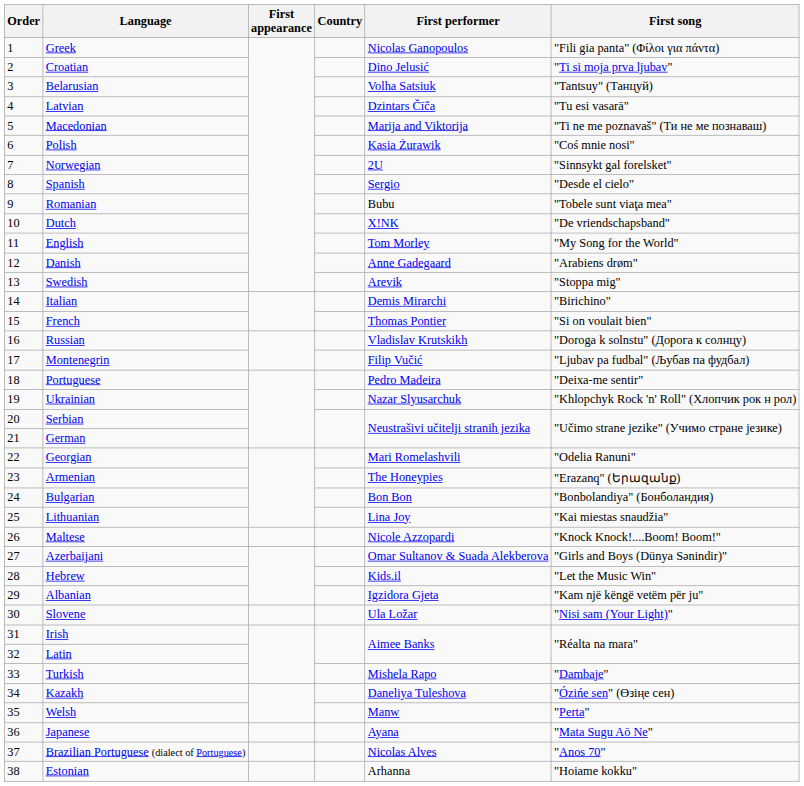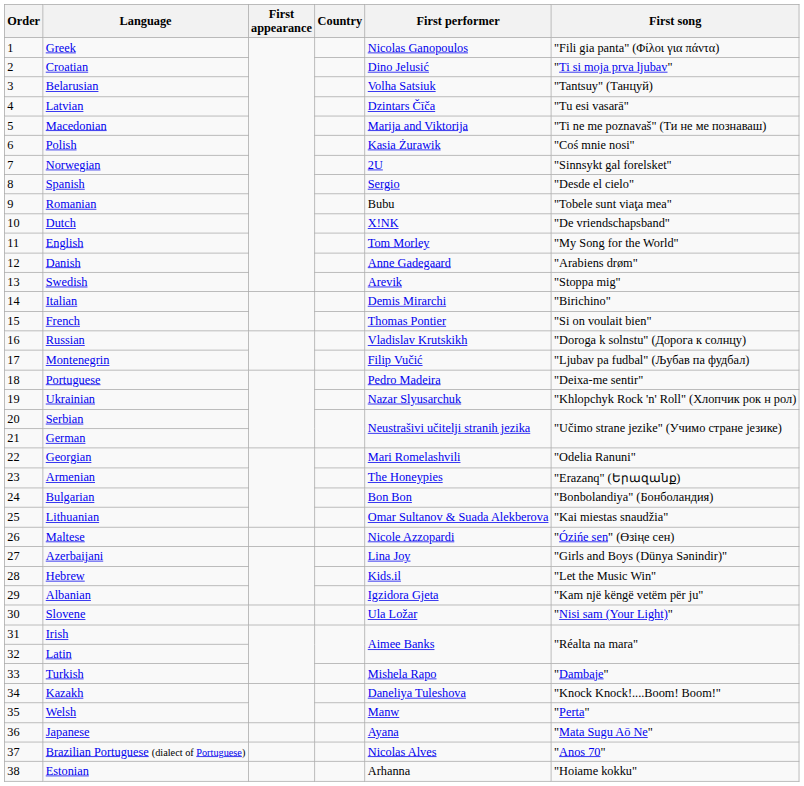(389, 517) Lina Joy -> (458, 517) Omar Sultanov & Suada Alekberova
(637, 536) "Knock Knock!....Boom! Boom!" -> (614, 536) "Ózińe sen" (Өзіңе сен)
(458, 556) Omar Sultanov & Suada Alekberova -> (389, 556) Lina Joy
(614, 693) "Ózińe sen" (Өзіңе сен) -> (637, 693) "Knock Knock!....Boom! Boom!"
